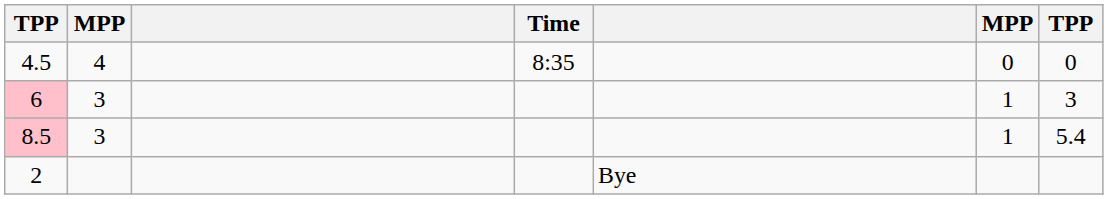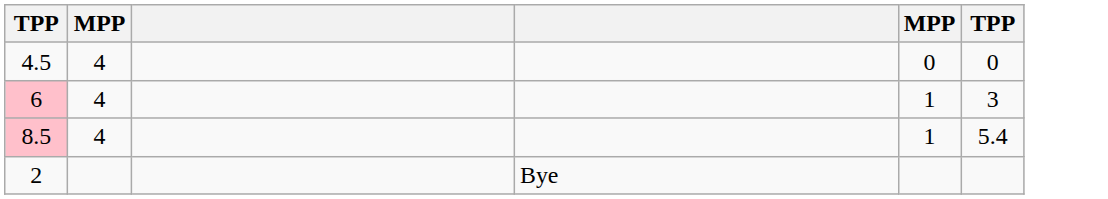- column: (554, 23)
(99, 99) 3 -> (99, 99) 4
(99, 136) 3 -> (99, 136) 4
